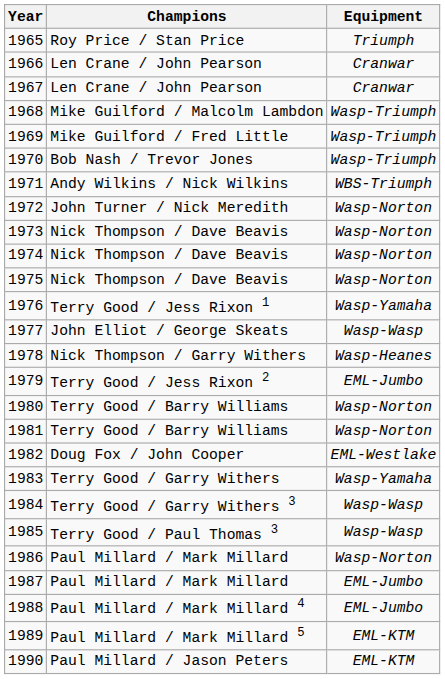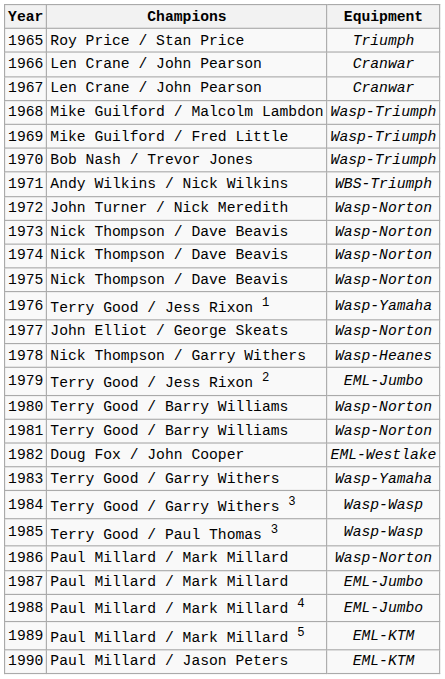(384, 332) Wasp-Wasp -> (383, 332) Wasp-Norton
